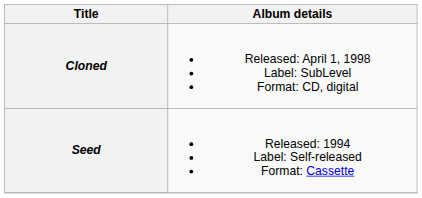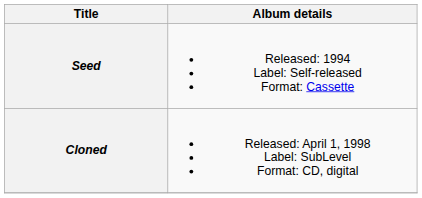rows swapped: (86, 150) <-> (86, 66)
